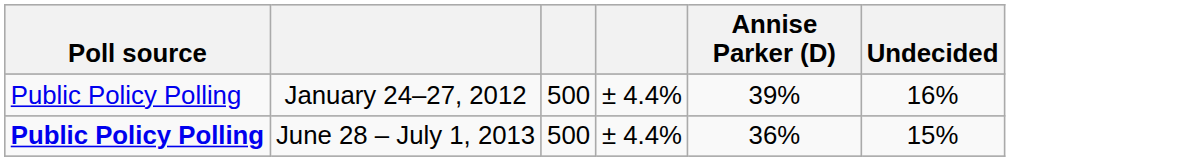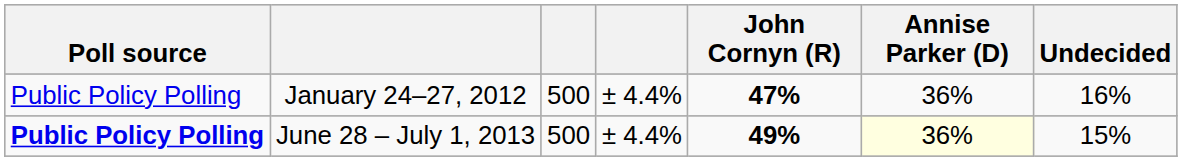+ column: (774, 39)
(774, 94) 39% -> (947, 94) 36%
(774, 135) no background -> (947, 135) lightyellow background
